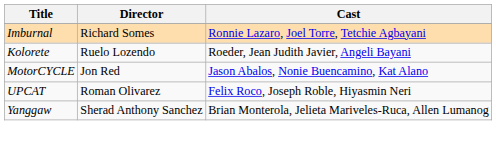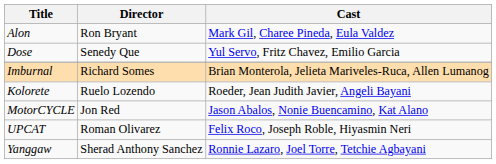+ row: (19, 33)
+ row: (20, 52)
(317, 33) Ronnie Lazaro, Joel Torre, Tetchie Agbayani -> (349, 71) Brian Monterola, Jelieta Mariveles-Ruca, Allen Lumanog
(349, 110) Brian Monterola, Jelieta Mariveles-Ruca, Allen Lumanog -> (317, 149) Ronnie Lazaro, Joel Torre, Tetchie Agbayani
